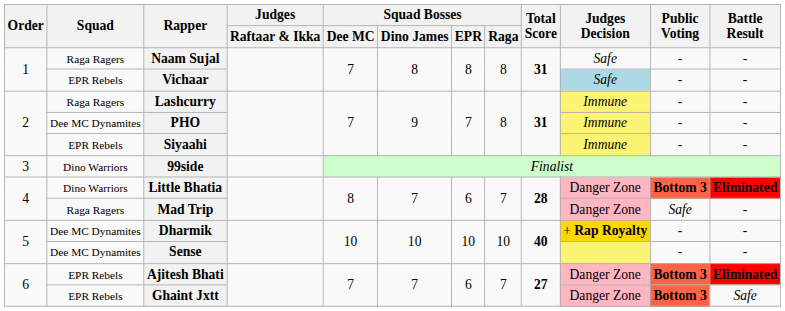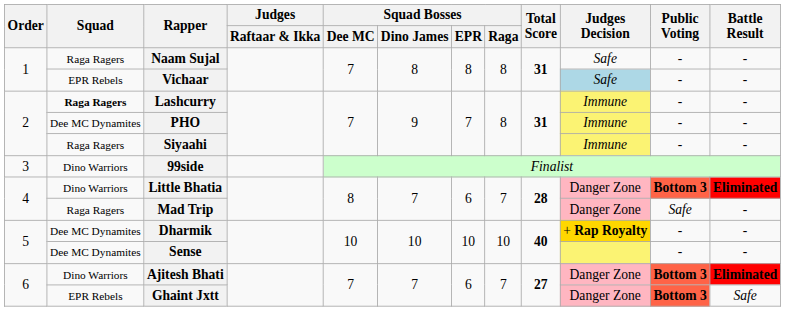(95, 102) normal -> (95, 101) bold
(95, 145) EPR Rebels -> (95, 145) Raga Ragers
(95, 274) EPR Rebels -> (95, 274) Dino Warriors
